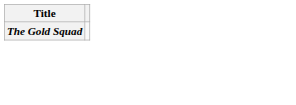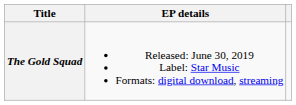+ column: (185, 13)
